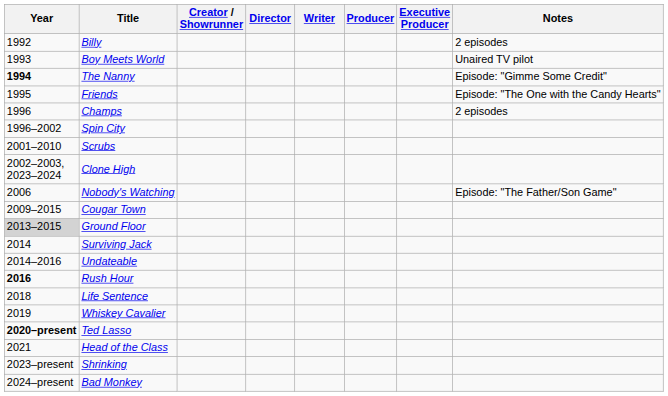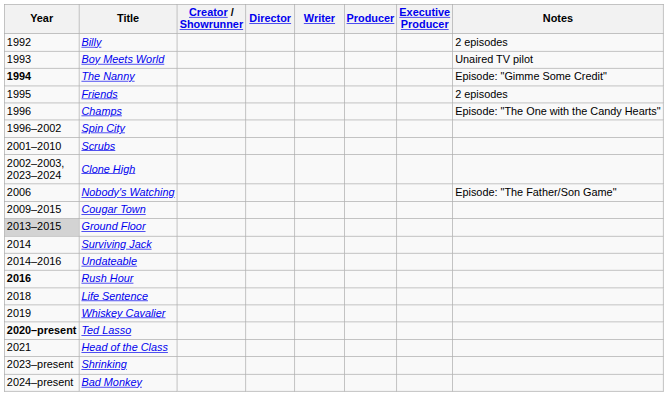(558, 94) Episode: "The One with the Candy Hearts" -> (481, 94) 2 episodes
(481, 111) 2 episodes -> (558, 111) Episode: "The One with the Candy Hearts"
